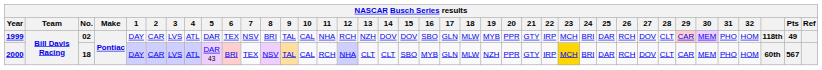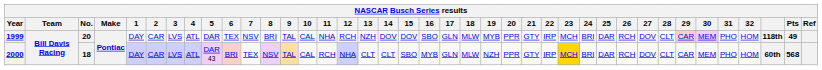(87, 36) 02 -> (87, 36) 20
(793, 54) 567 -> (793, 54) 568
